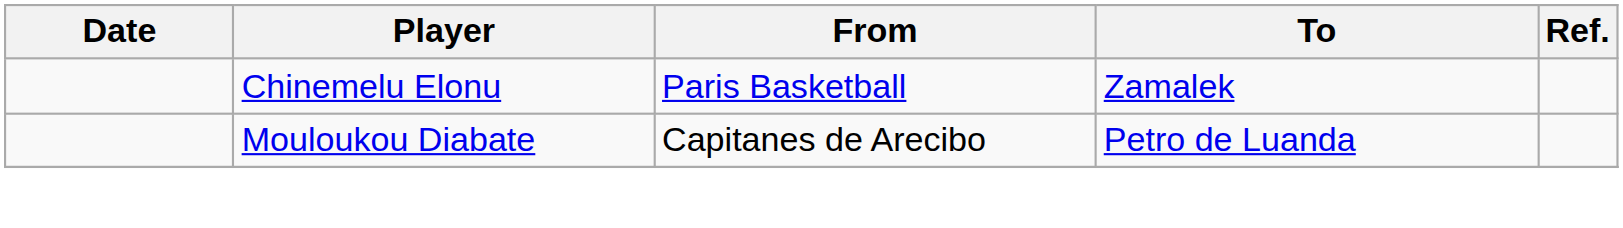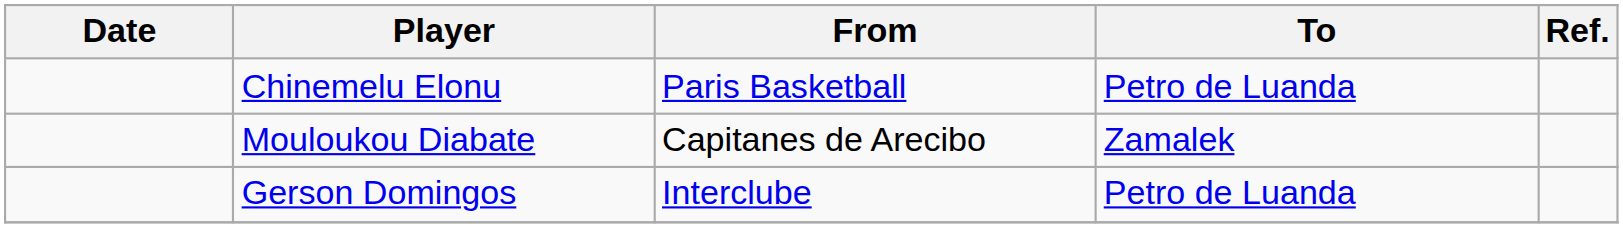(1169, 85) Zamalek -> (1230, 85) Petro de Luanda
(1230, 139) Petro de Luanda -> (1169, 139) Zamalek
+ row: (379, 193)
